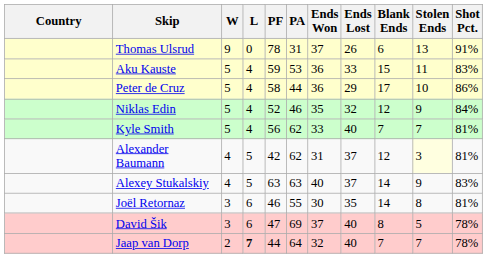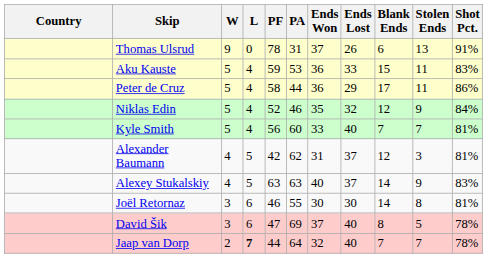(422, 88) 10 -> (422, 88) 11
(296, 128) 62 -> (296, 128) 60
(419, 156) lightyellow background -> (419, 156) no background
(351, 203) 35 -> (351, 203) 30
